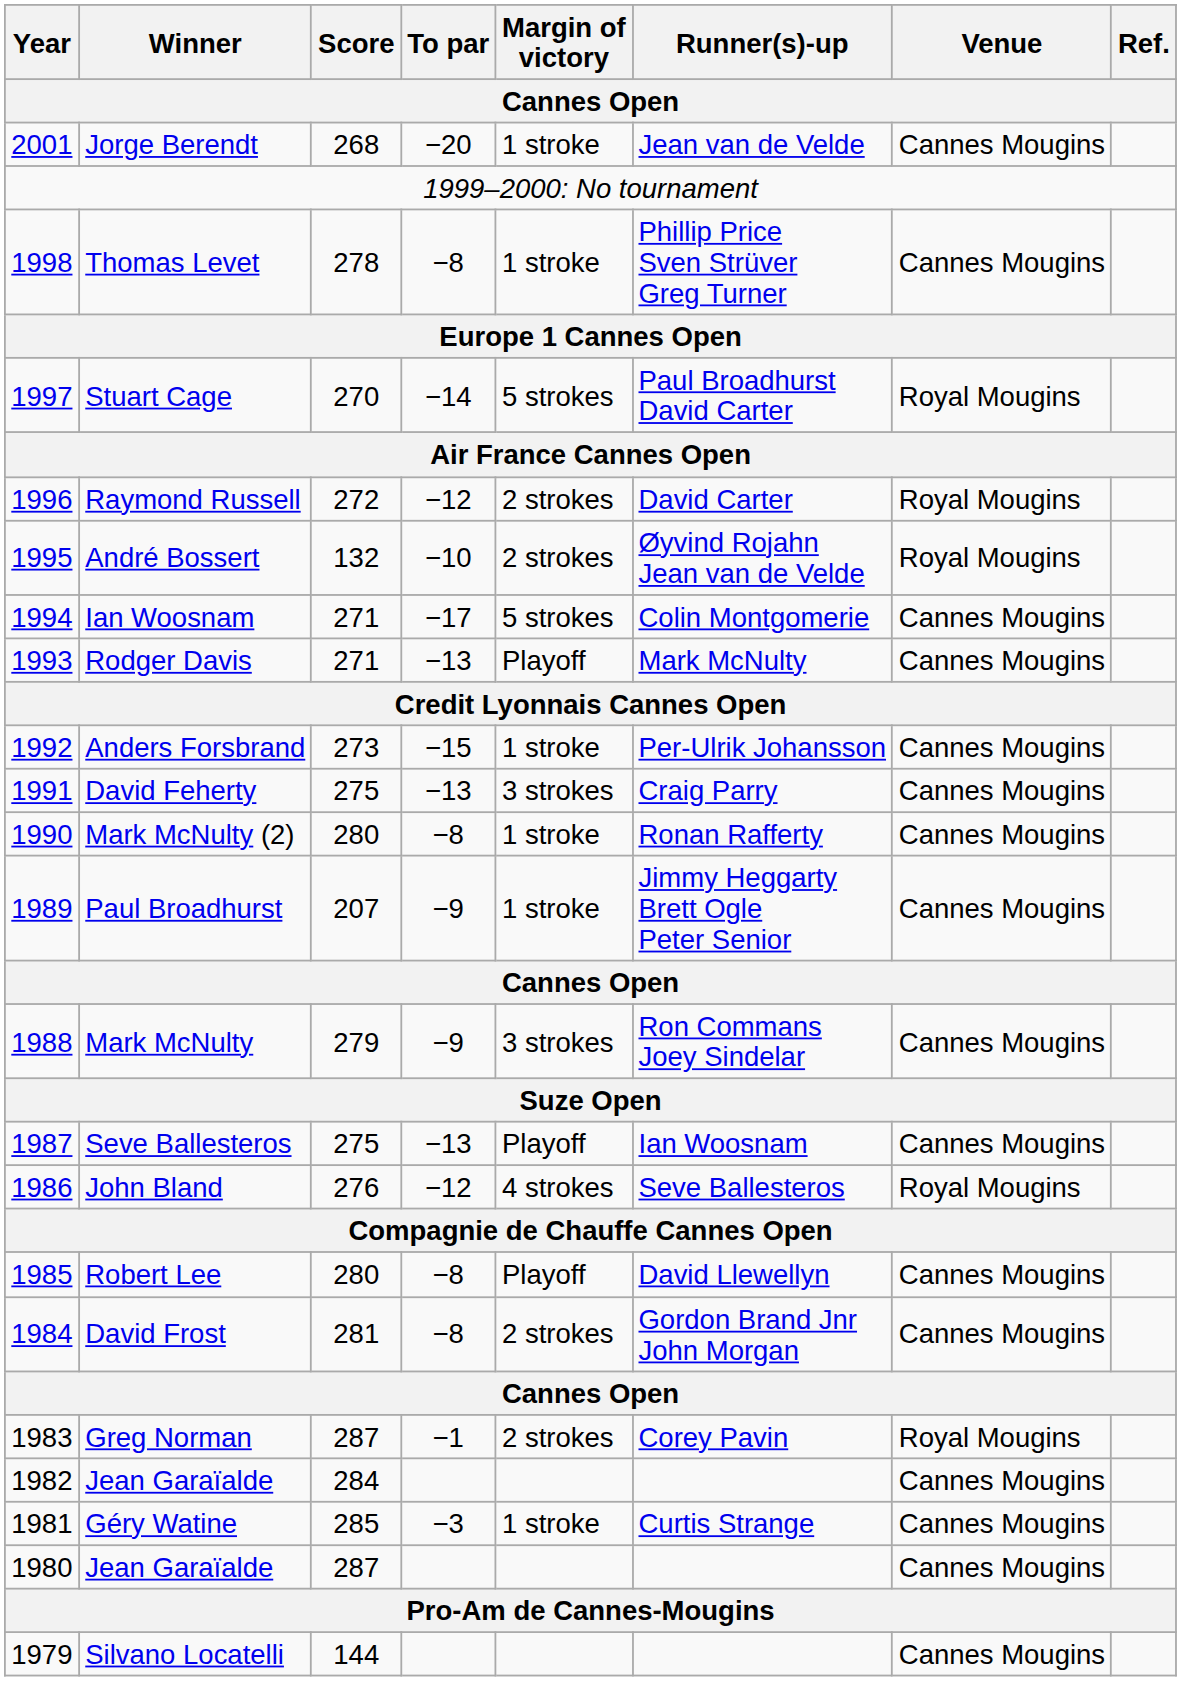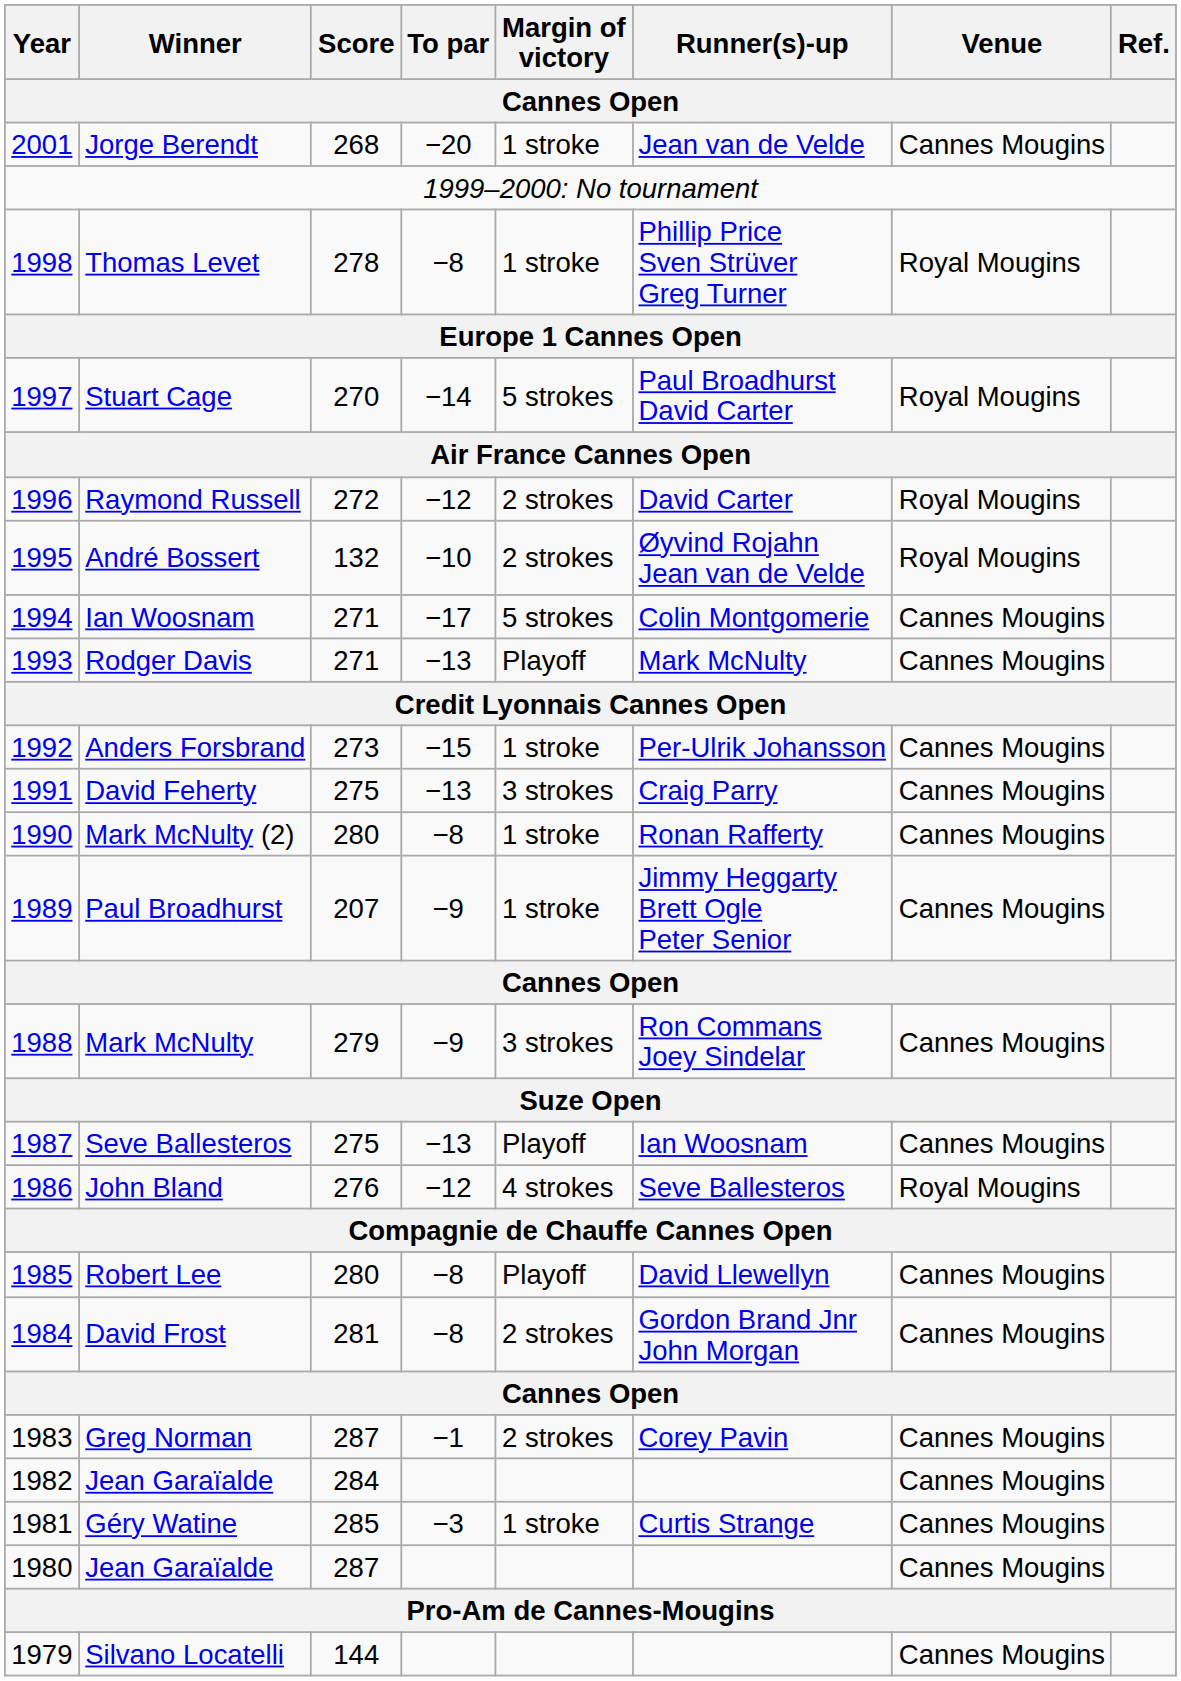(1002, 263) Cannes Mougins -> (990, 263) Royal Mougins
(990, 1436) Royal Mougins -> (1002, 1436) Cannes Mougins
